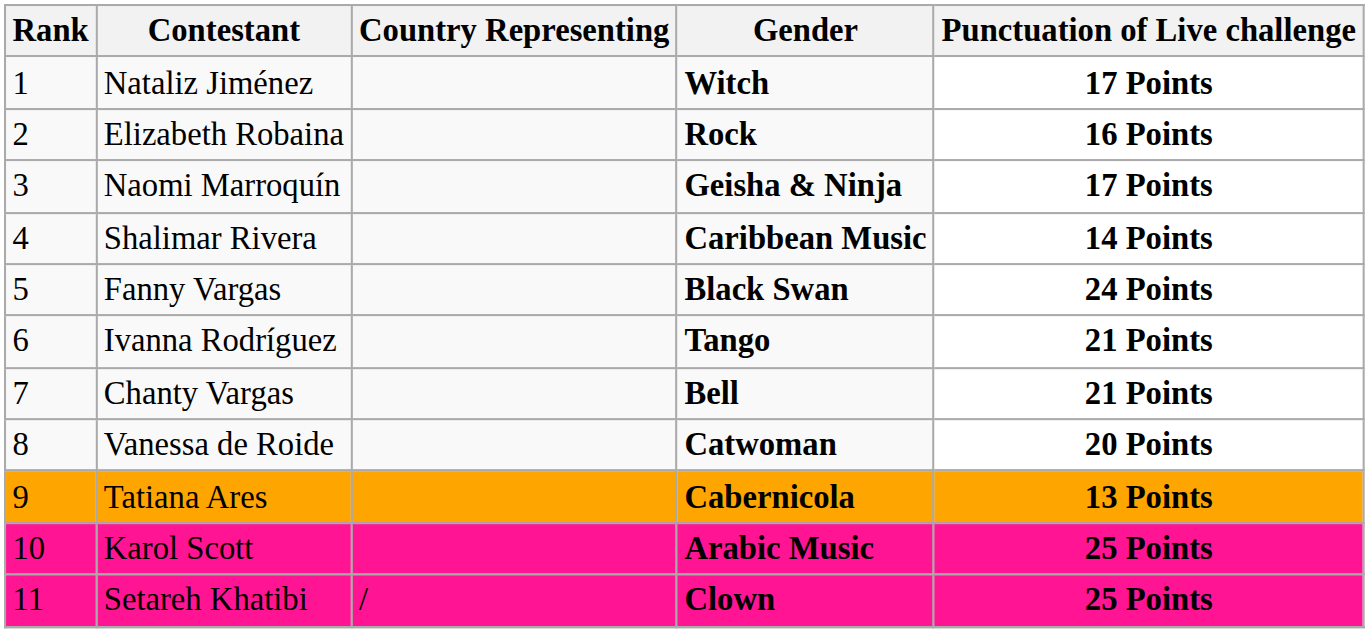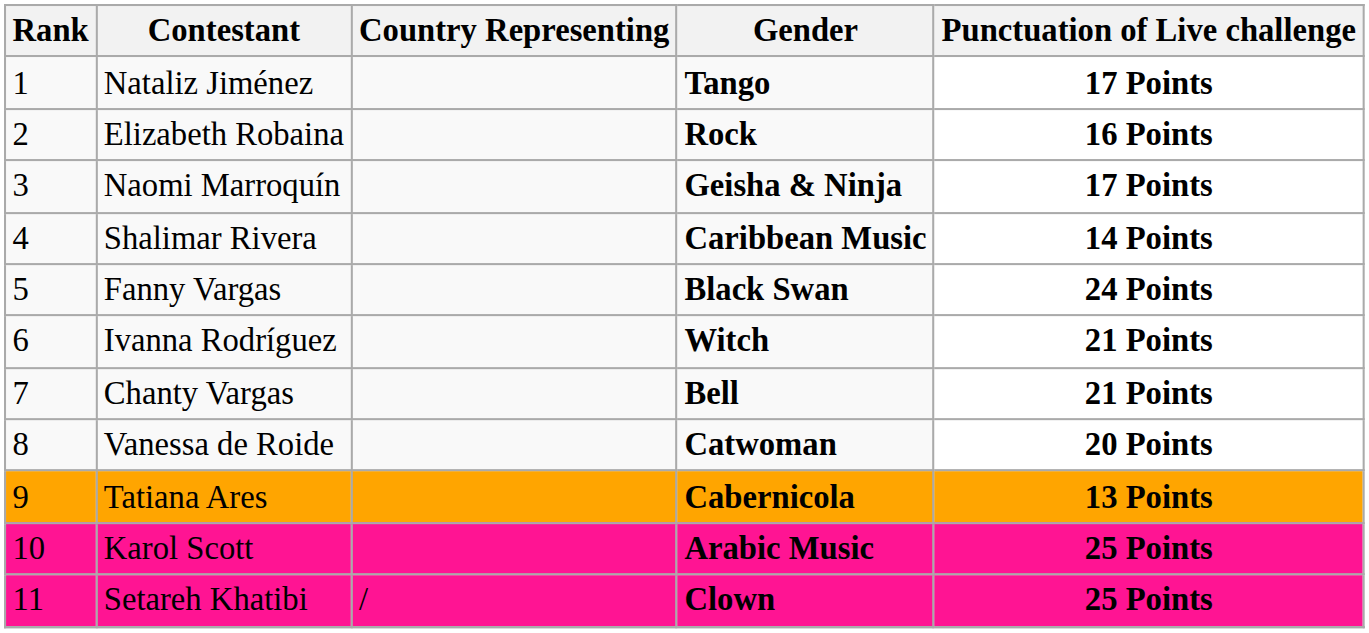(727, 82) Witch -> (727, 82) Tango
(727, 340) Tango -> (727, 340) Witch
